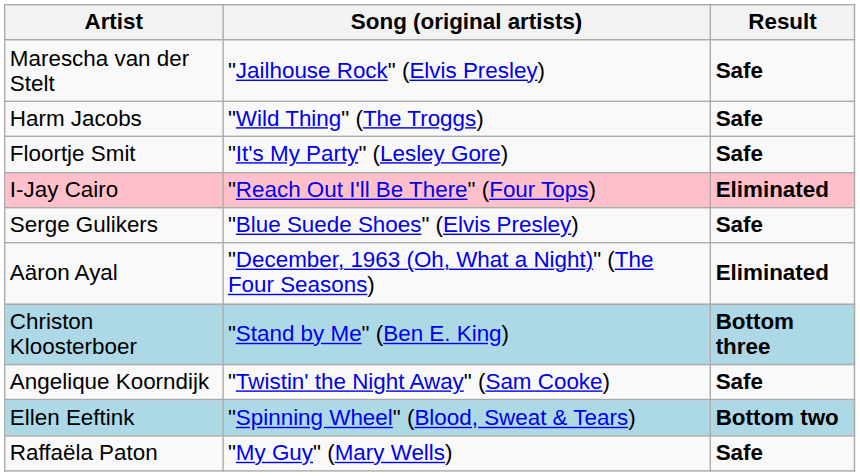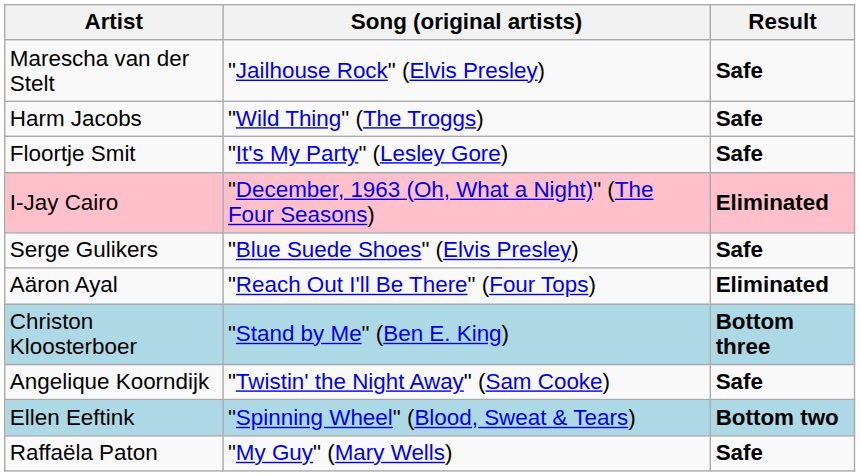(412, 189) "Reach Out I'll Be There" (Four Tops) -> (441, 202) "December, 1963 (Oh, What a Night)" (The Four Seasons)
(441, 273) "December, 1963 (Oh, What a Night)" (The Four Seasons) -> (412, 285) "Reach Out I'll Be There" (Four Tops)
